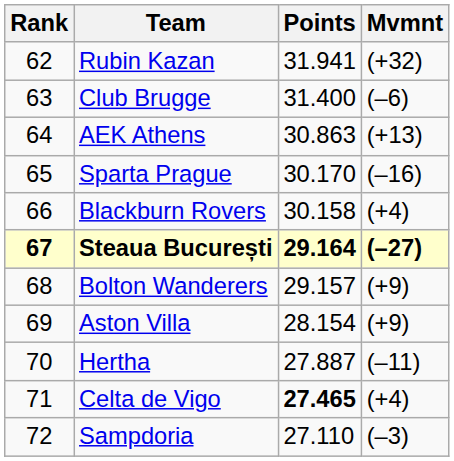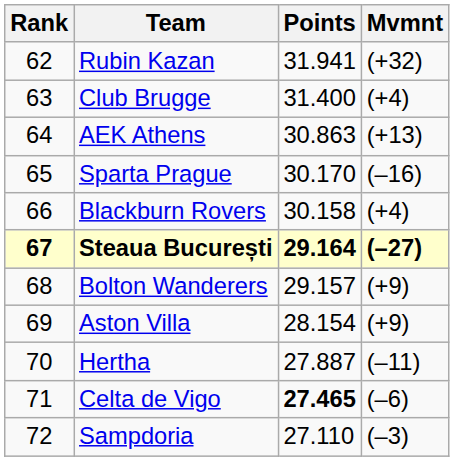(388, 98) (–6) -> (388, 98) (+4)
(388, 398) (+4) -> (388, 398) (–6)
